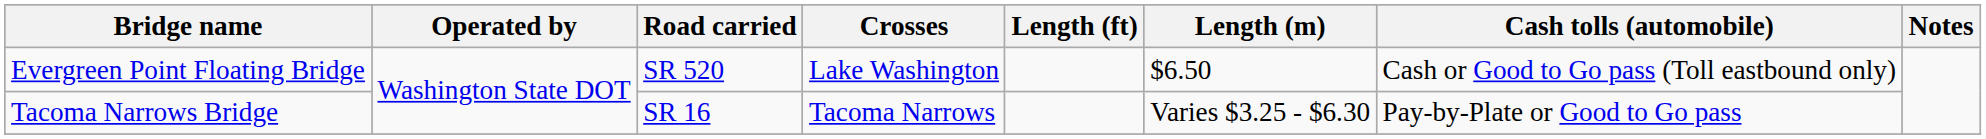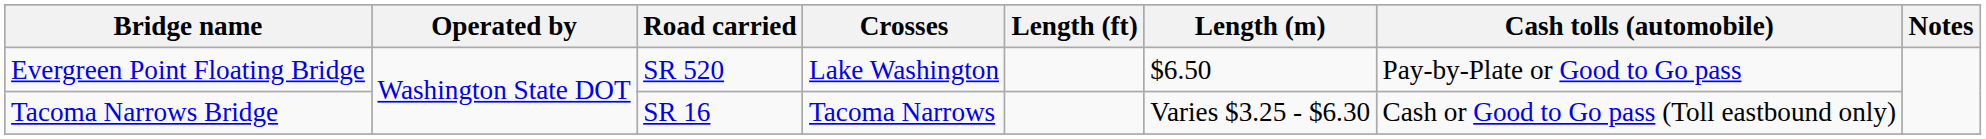(1639, 69) Cash or Good to Go pass (Toll eastbound only) -> (1562, 69) Pay-by-Plate or Good to Go pass
(1562, 112) Pay-by-Plate or Good to Go pass -> (1639, 112) Cash or Good to Go pass (Toll eastbound only)
